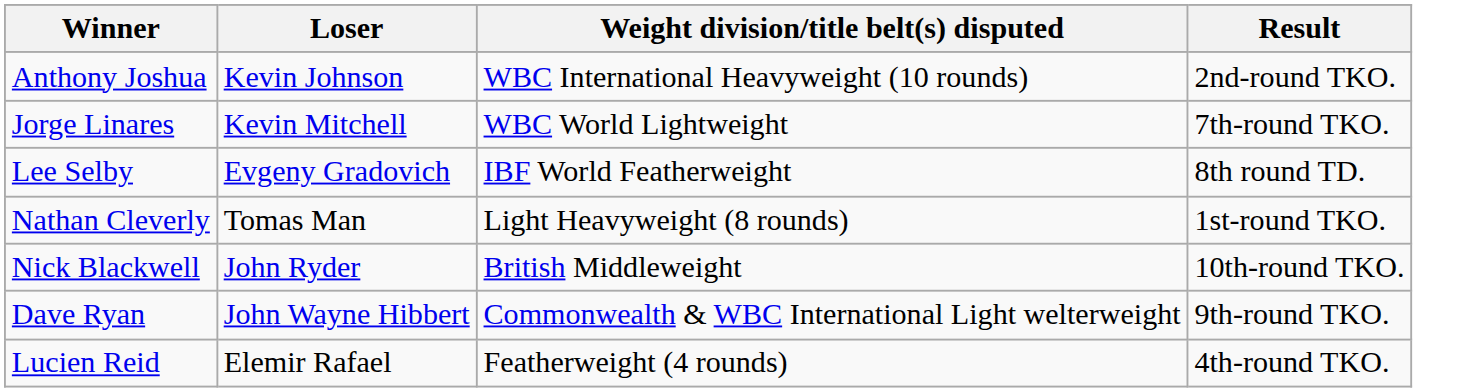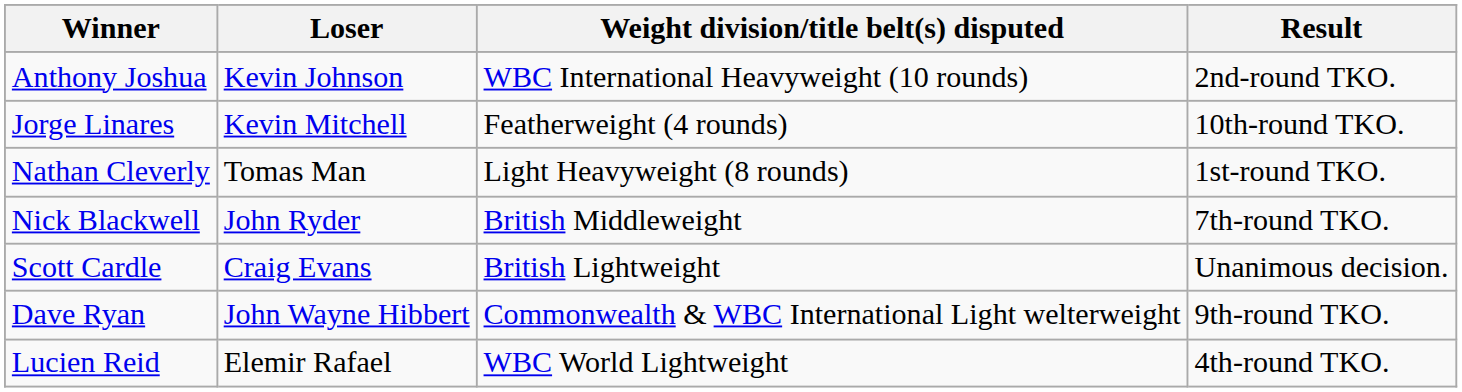(636, 123) WBC World Lightweight -> (636, 123) Featherweight (4 rounds)
(1292, 123) 7th-round TKO. -> (1299, 123) 10th-round TKO.
- row: (72, 171)
(1299, 266) 10th-round TKO. -> (1292, 219) 7th-round TKO.
+ row: (87, 266)
(636, 362) Featherweight (4 rounds) -> (636, 362) WBC World Lightweight
